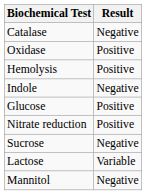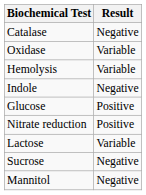(115, 50) Positive -> (116, 50) Variable
(115, 69) Positive -> (116, 69) Variable
rows swapped: (26, 143) <-> (25, 161)
